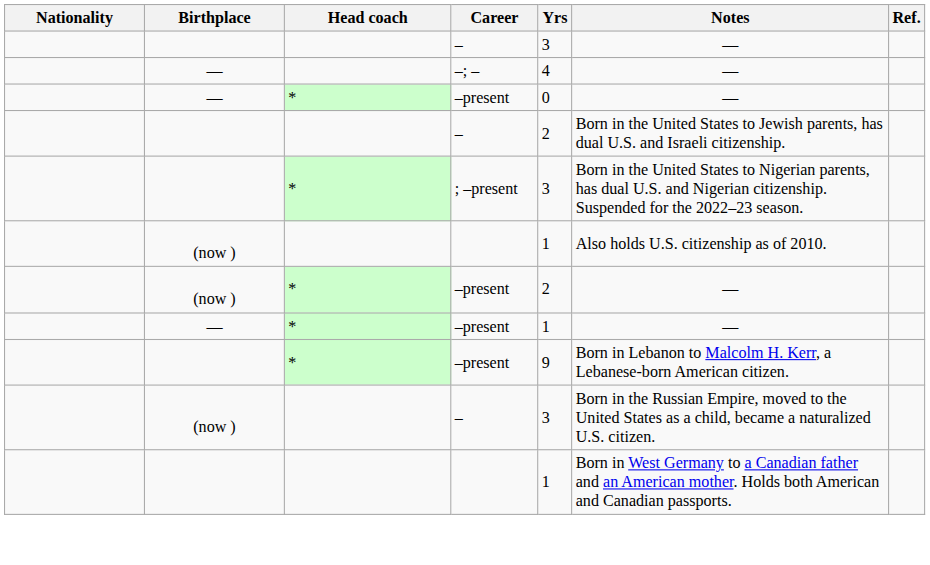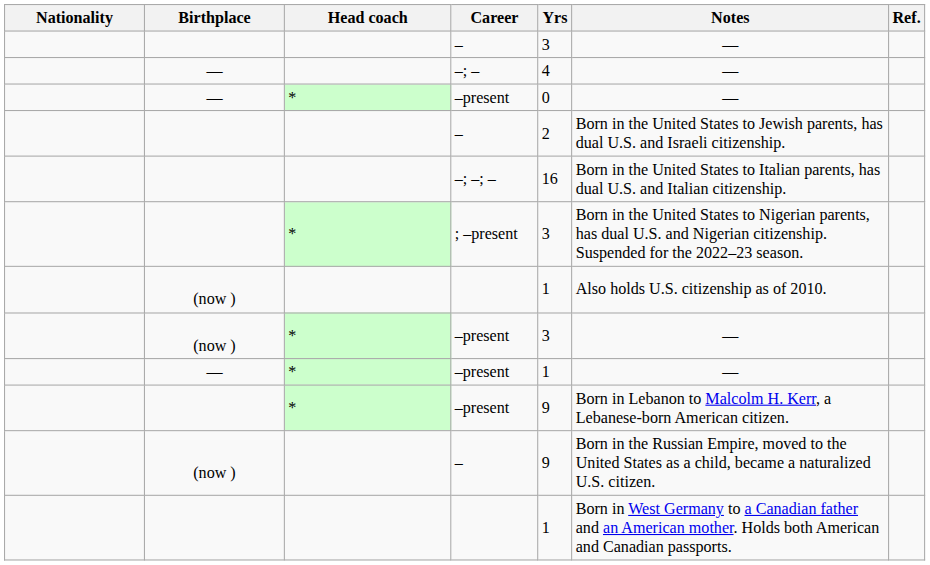+ row: (215, 179)
(546, 289) 2 -> (546, 335) 3
(546, 417) 3 -> (546, 462) 9
